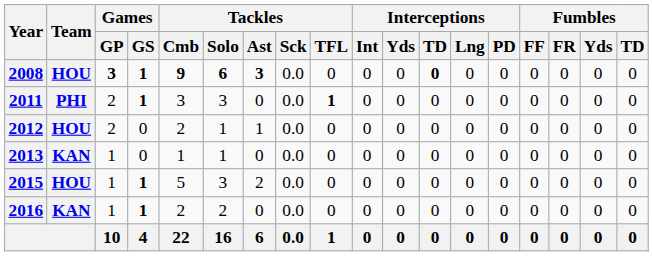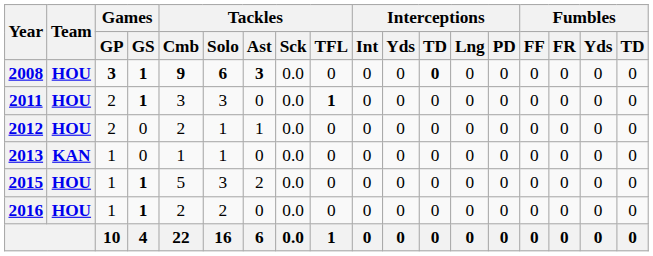(71, 100) PHI -> (71, 100) HOU
(71, 210) KAN -> (71, 210) HOU
